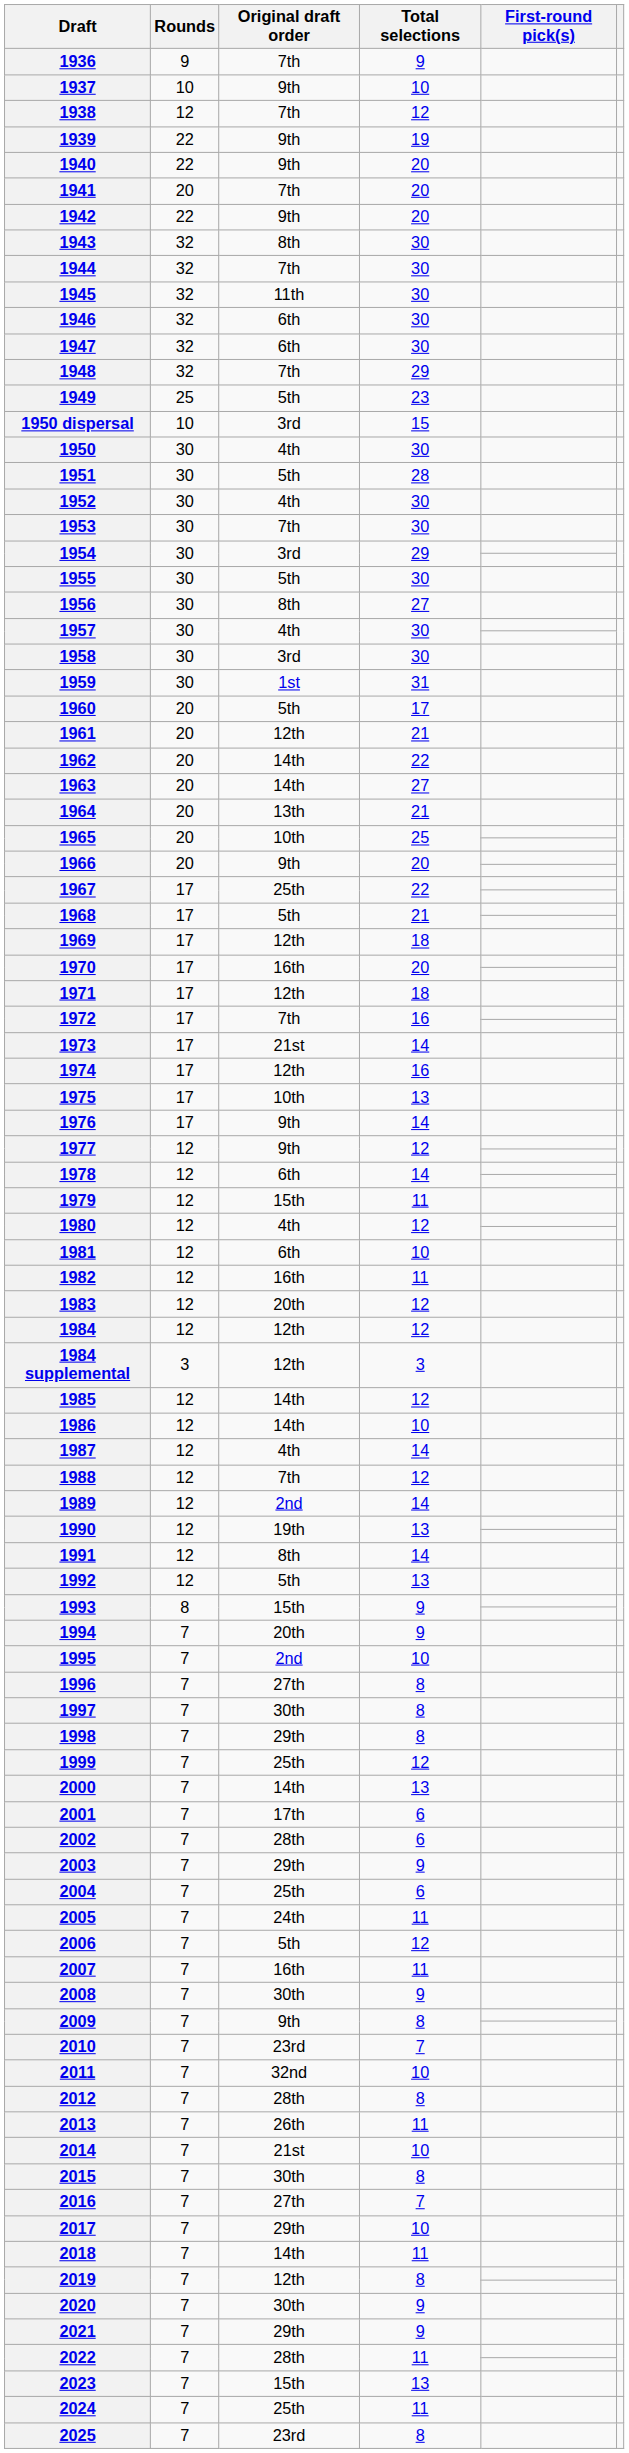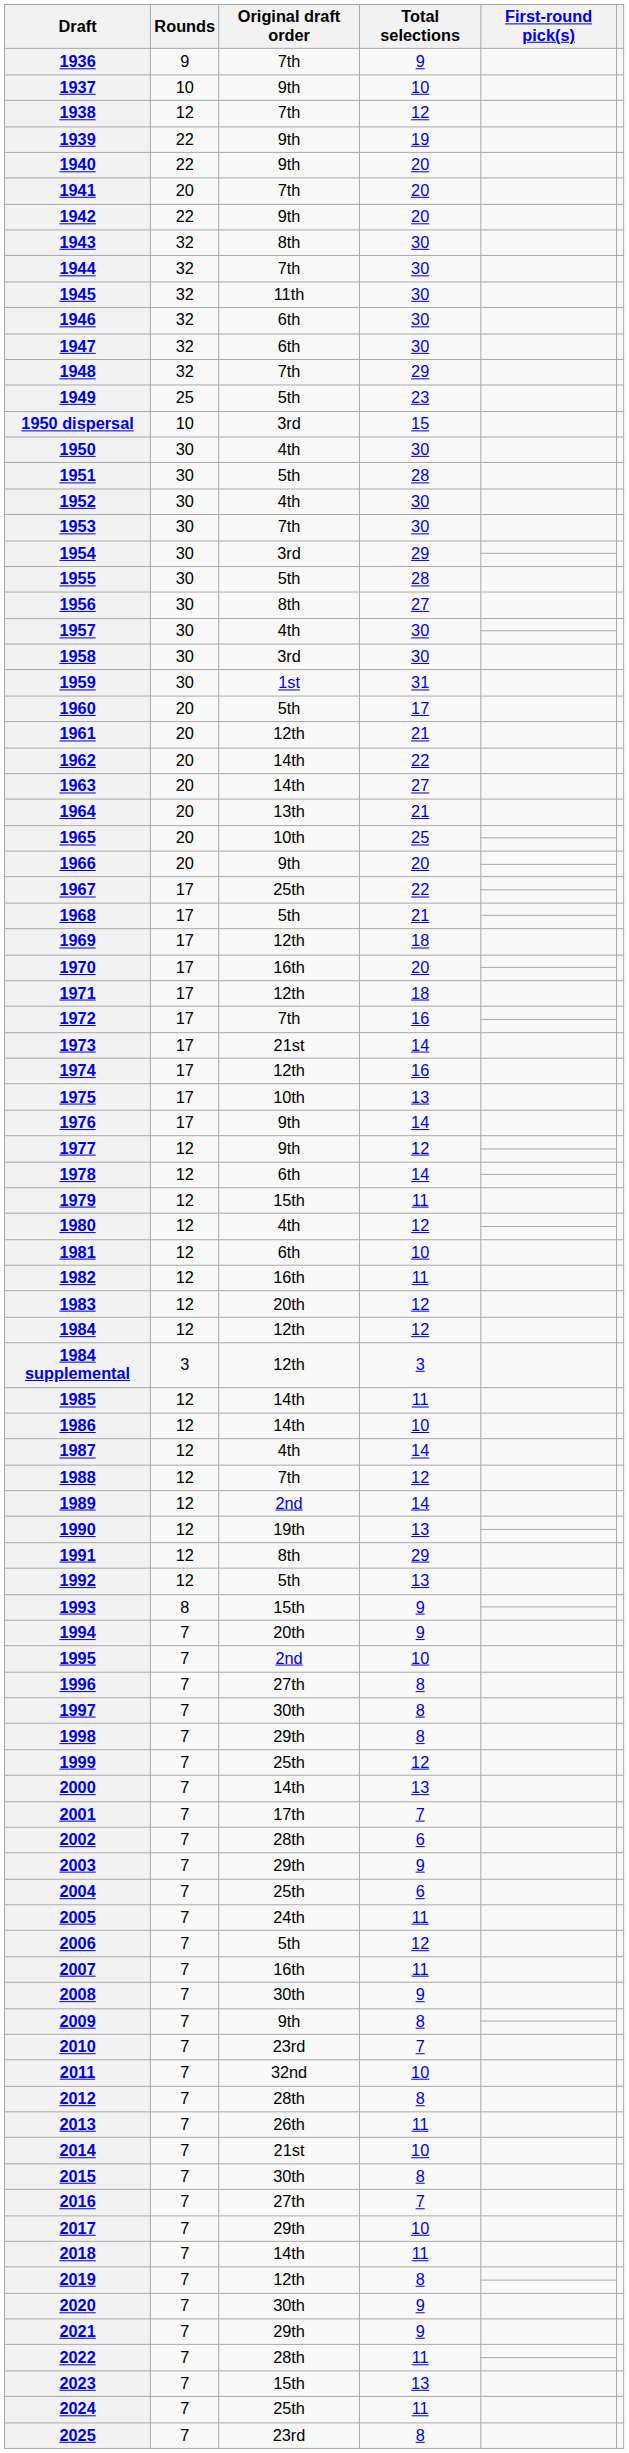(420, 579) 30 -> (420, 579) 28
(420, 1400) 12 -> (420, 1400) 11
(420, 1555) 14 -> (420, 1555) 29
(420, 1814) 6 -> (420, 1814) 7
